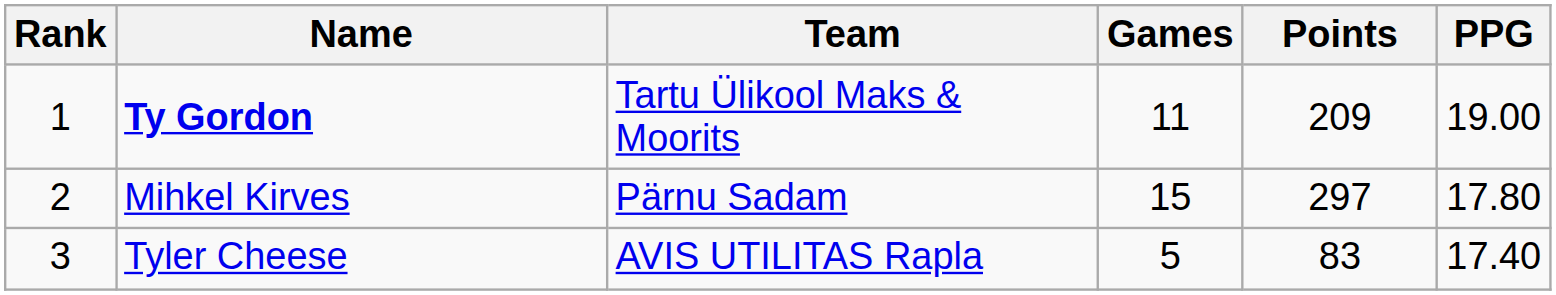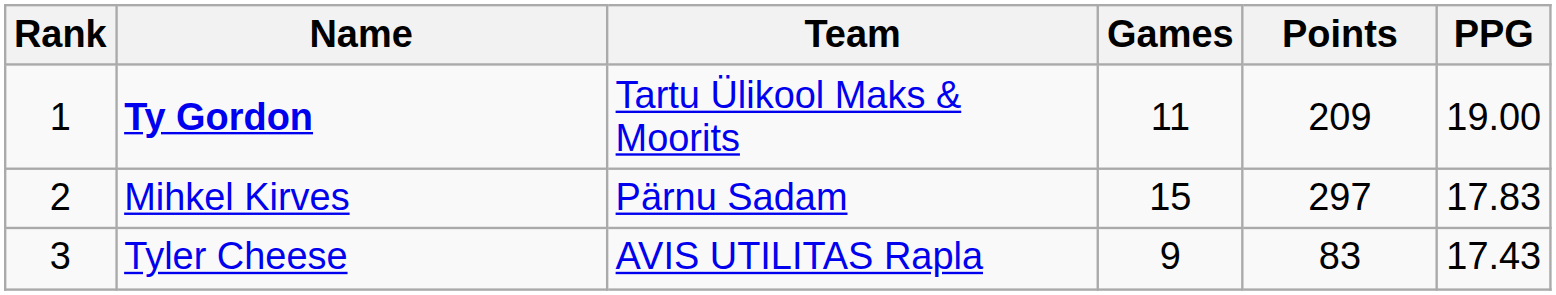(1494, 197) 17.80 -> (1494, 197) 17.83
(1170, 257) 5 -> (1170, 257) 9
(1494, 257) 17.40 -> (1494, 257) 17.43
